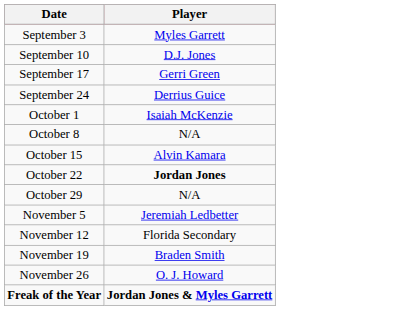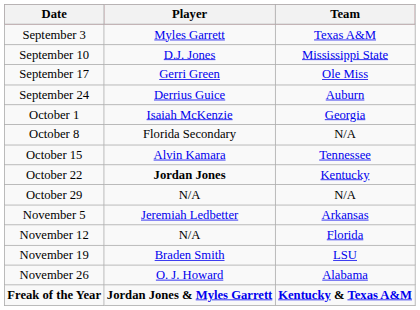+ column: (345, 14)
(190, 134) N/A -> (190, 134) Florida Secondary
(190, 235) Florida Secondary -> (190, 235) N/A
